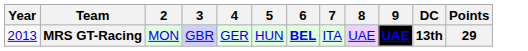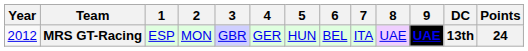+ column: (162, 14)
(22, 35) 2013 -> (22, 35) 2012
(303, 35) bold -> (335, 35) normal
(469, 35) 29 -> (500, 35) 24
